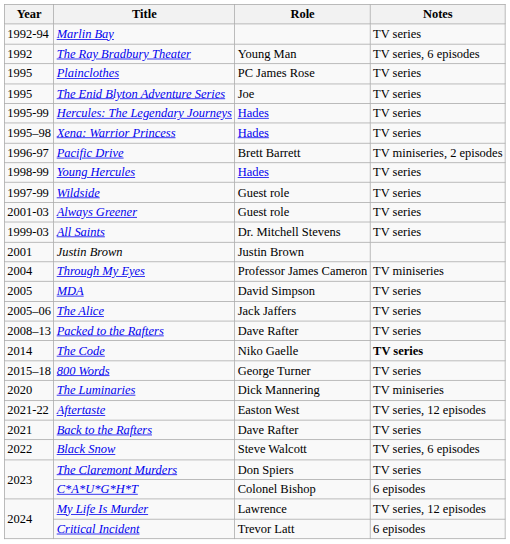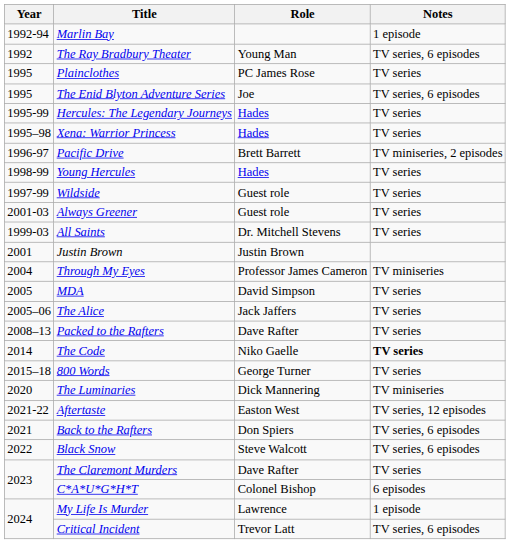(397, 34) TV series -> (397, 34) 1 episode
(397, 93) TV series -> (426, 93) TV series, 6 episodes
(268, 430) Dave Rafter -> (266, 430) Don Spiers
(397, 430) TV series -> (426, 430) TV series, 6 episodes
(266, 469) Don Spiers -> (268, 469) Dave Rafter
(429, 509) TV series, 12 episodes -> (397, 509) 1 episode
(399, 529) 6 episodes -> (426, 529) TV series, 6 episodes
